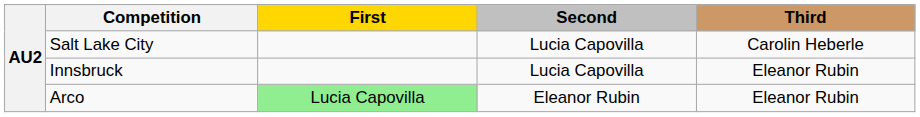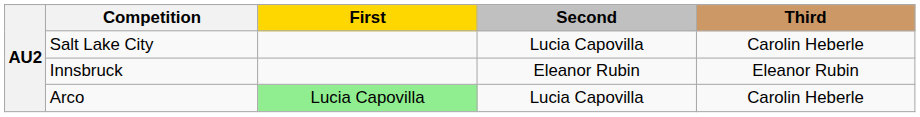(587, 71) Lucia Capovilla -> (587, 71) Eleanor Rubin
(587, 97) Eleanor Rubin -> (587, 97) Lucia Capovilla
(806, 97) Eleanor Rubin -> (806, 97) Carolin Heberle
